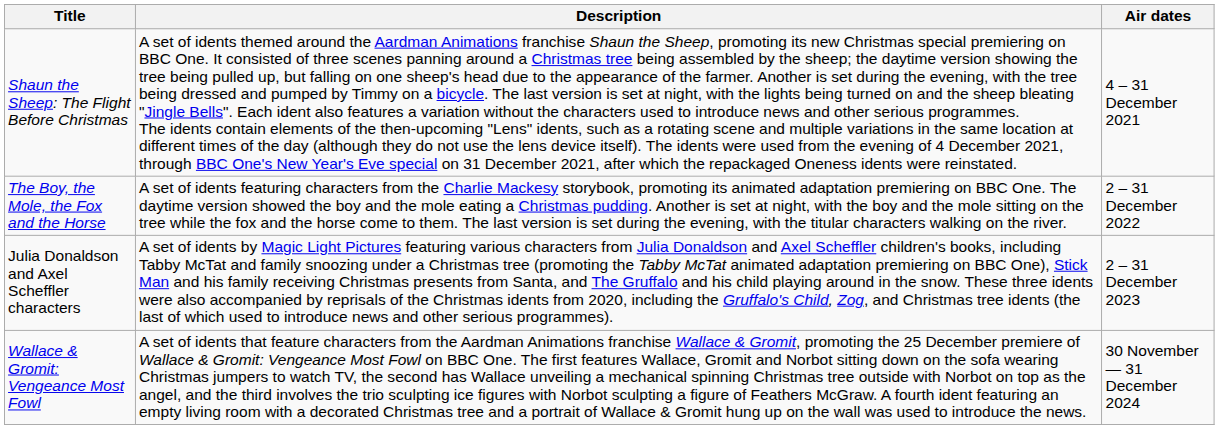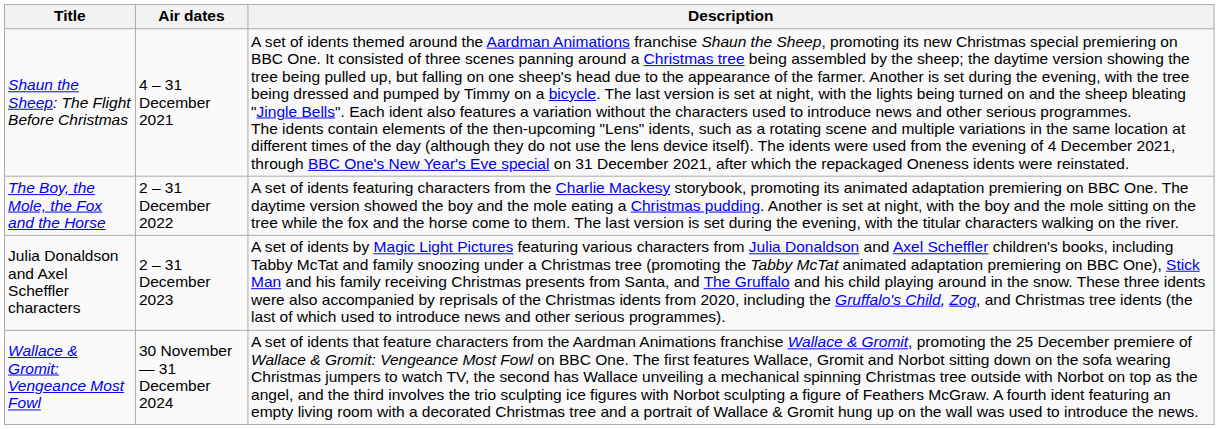columns swapped: (1158, 16) <-> (619, 16)
